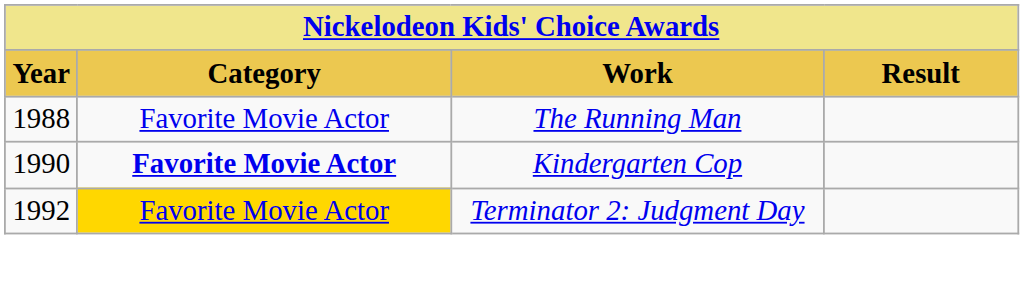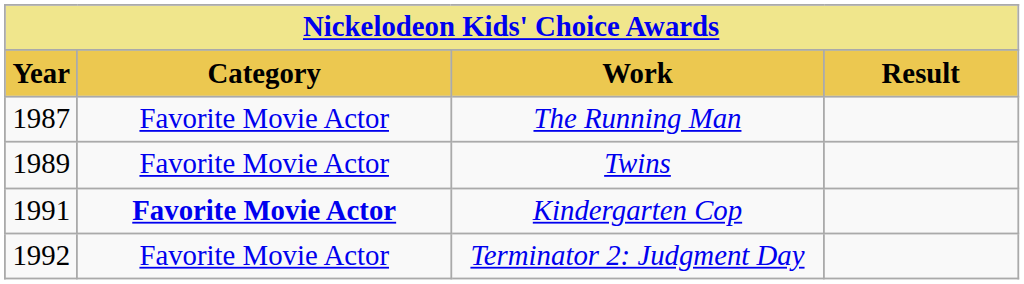(41, 118) 1988 -> (41, 118) 1987
+ row: (637, 164)
(41, 164) 1990 -> (41, 210) 1991
(264, 210) gold background -> (264, 255) no background
